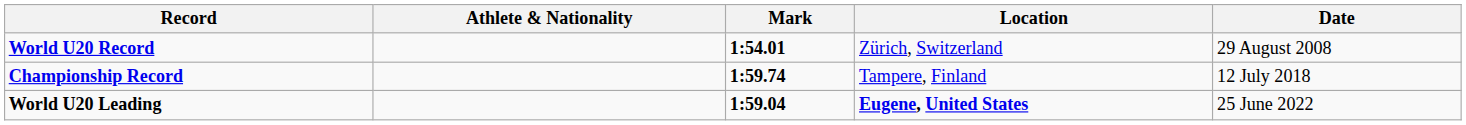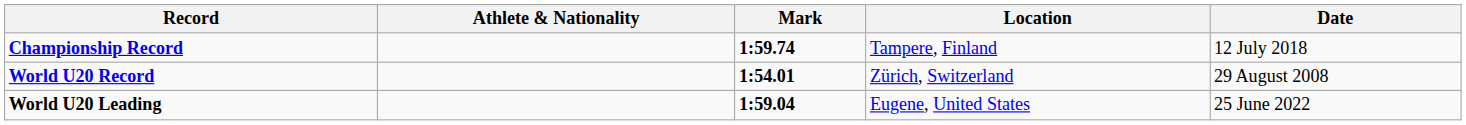rows swapped: (82, 47) <-> (96, 76)
(944, 104) bold -> (950, 104) normal
